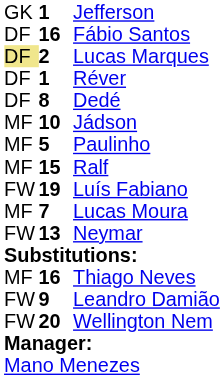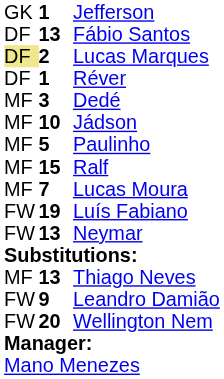(50, 34) 16 -> (50, 34) 13
(17, 100) DF -> (18, 100) MF
(44, 100) 8 -> (44, 100) 3
rows swapped: (130, 211) <-> (130, 189)
(50, 277) 16 -> (50, 277) 13
